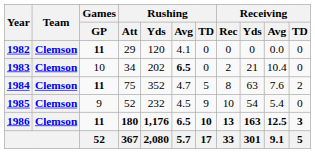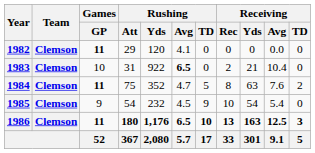(130, 67) 34 -> (130, 67) 31
(156, 67) 202 -> (156, 67) 922
(130, 103) 52 -> (130, 103) 54
